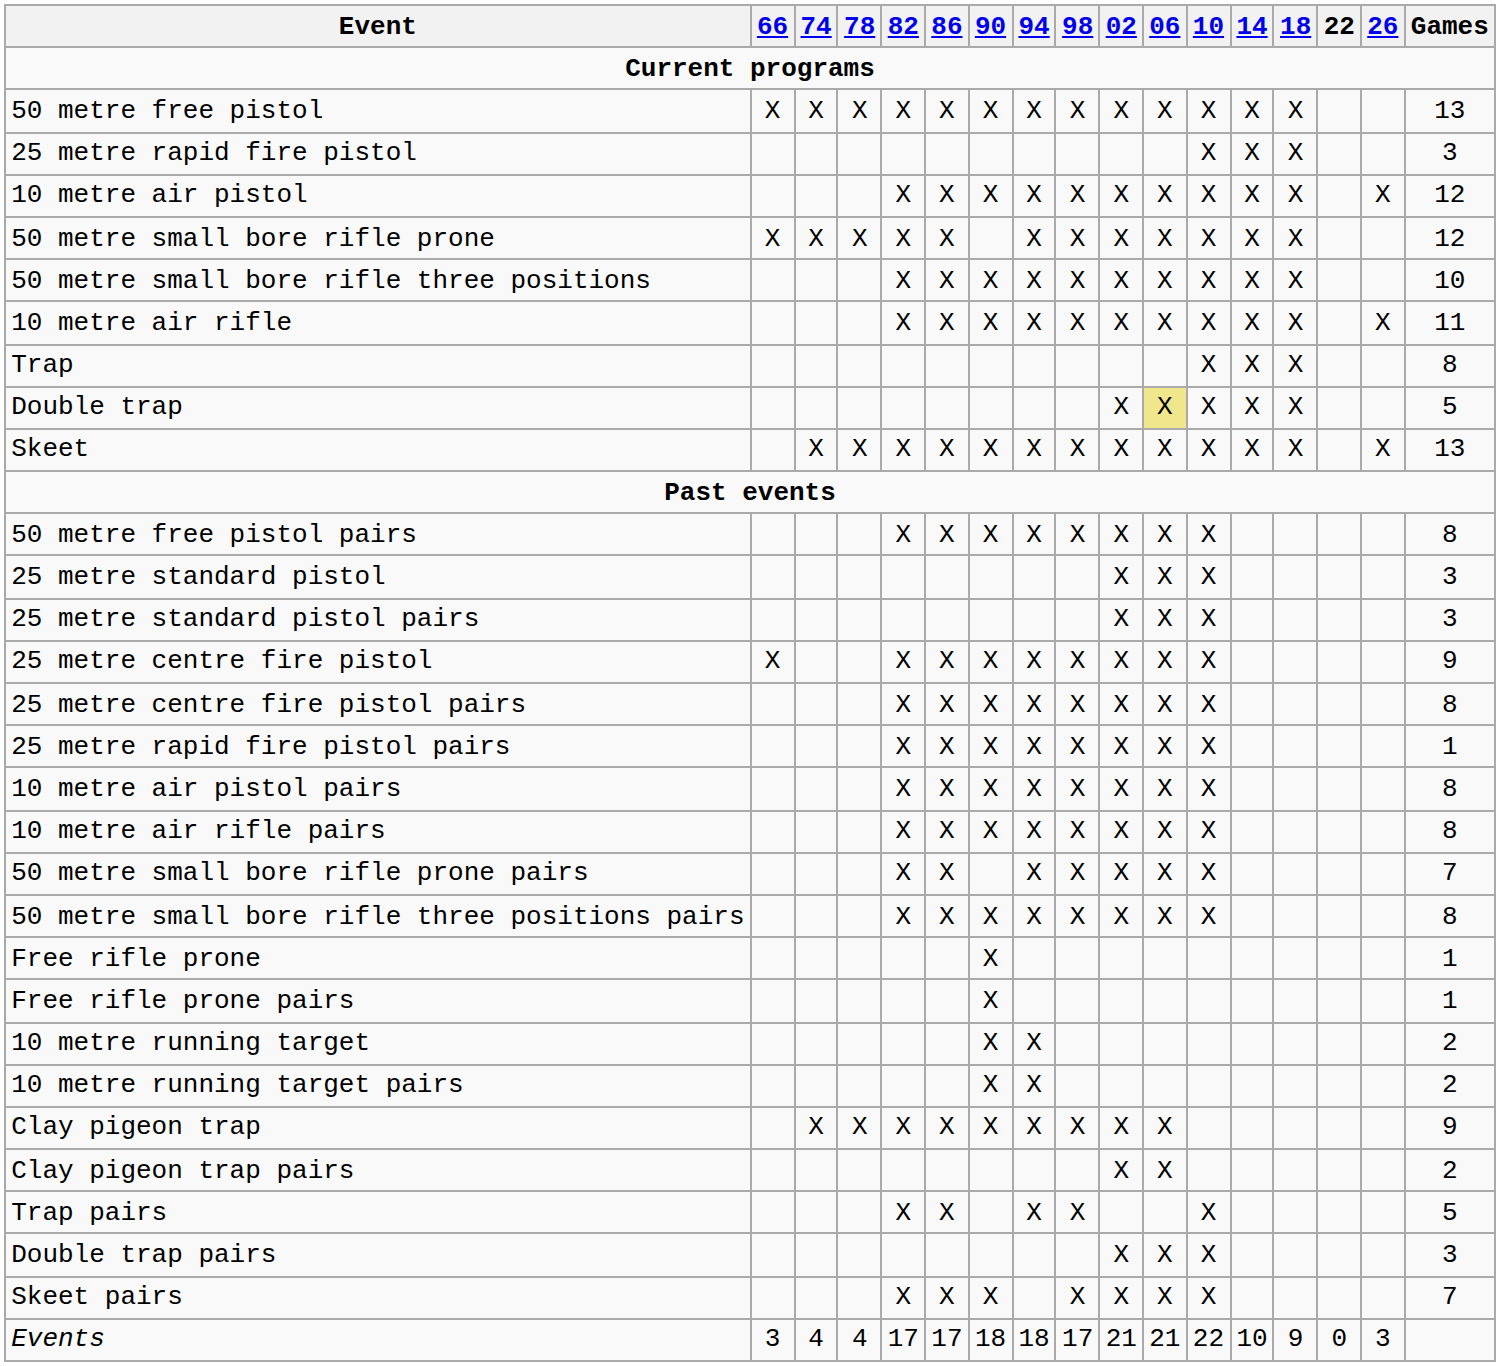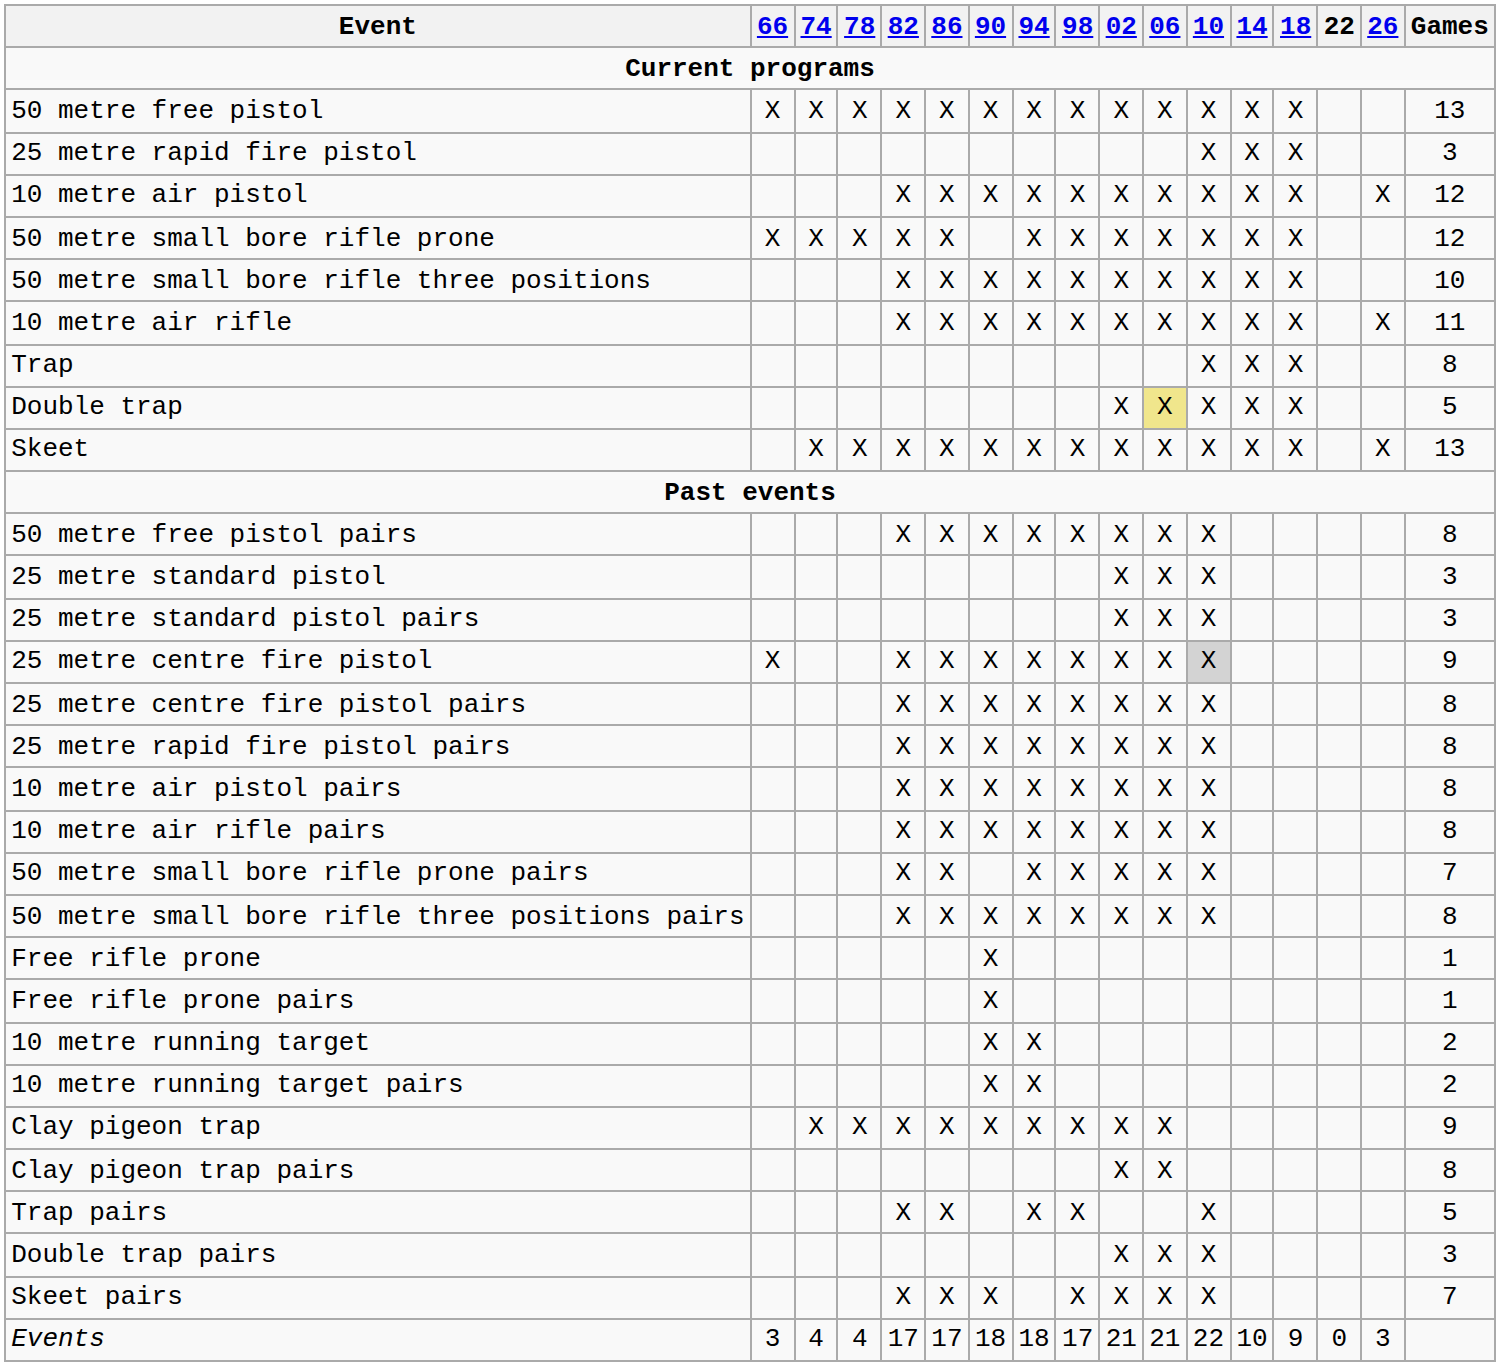(1208, 662) no background -> (1208, 662) lightgrey background
(1450, 747) 1 -> (1450, 747) 8
(1450, 1170) 2 -> (1450, 1170) 8
